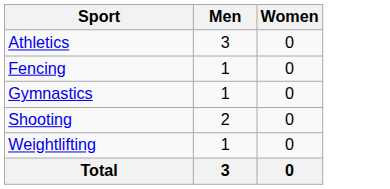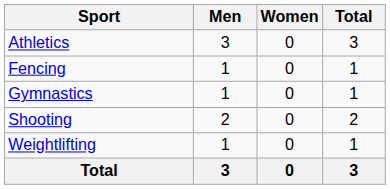+ column: (354, 17)
